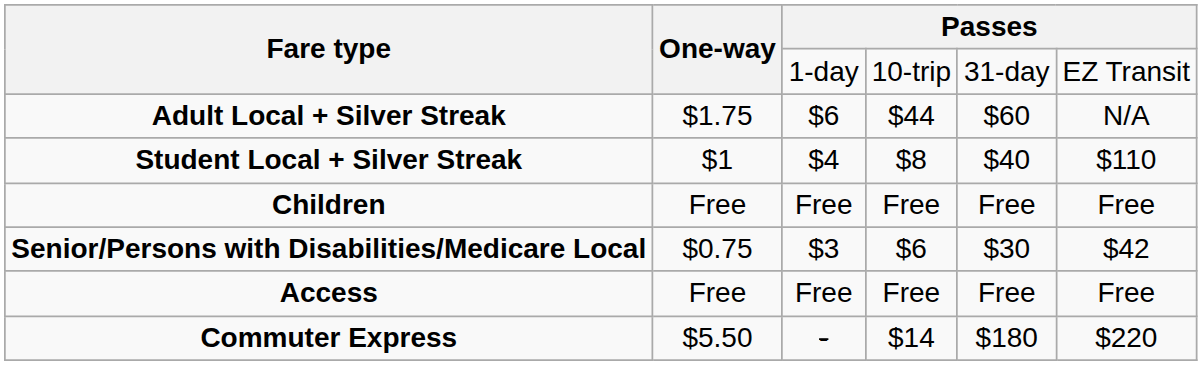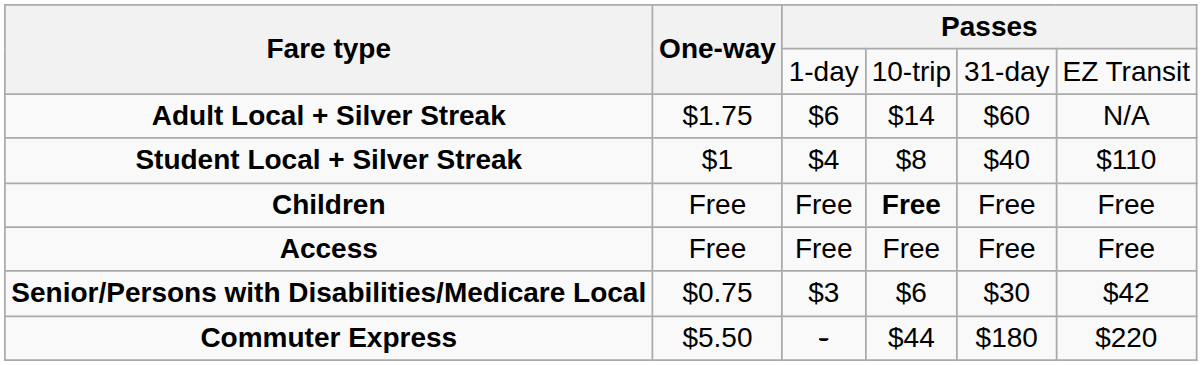(911, 115) $44 -> (911, 115) $14
(911, 204) normal -> (911, 204) bold
rows swapped: (329, 248) <-> (329, 293)
(911, 337) $14 -> (911, 337) $44
